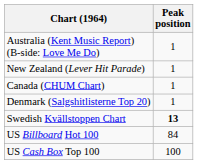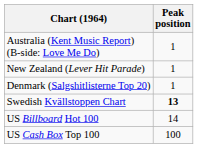- row: (56, 85)
(173, 135) 84 -> (173, 118) 14
